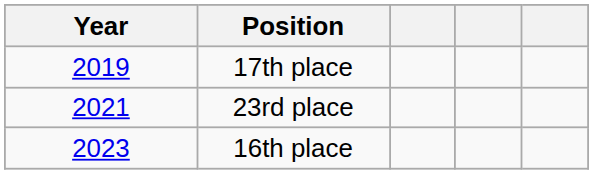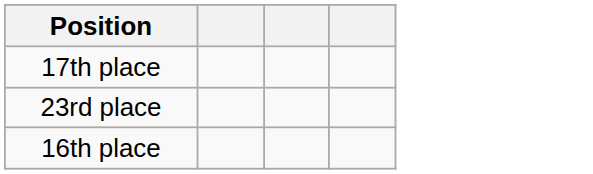- column: (101, 26)
